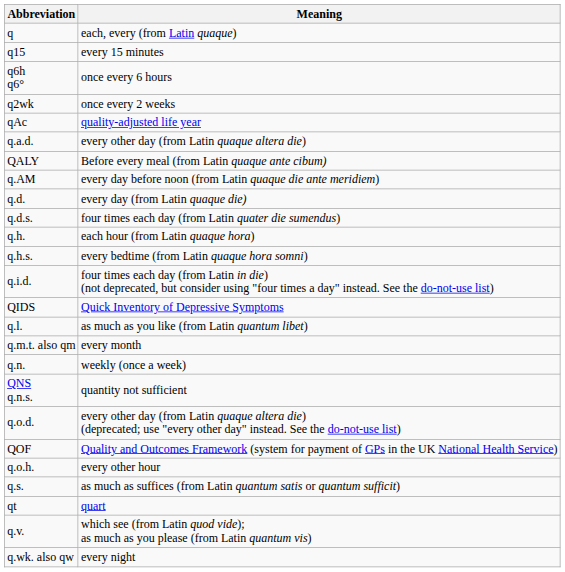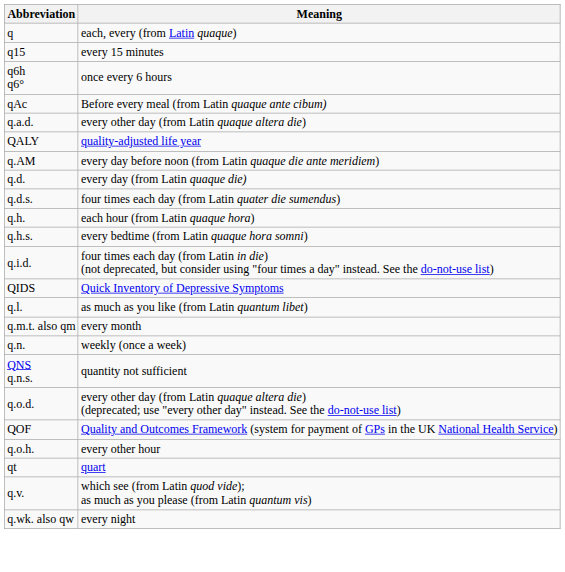- row: (20, 103)
(141, 122) quality-adjusted life year -> (204, 103) Before every meal (from Latin quaque ante cibum)
(204, 160) Before every meal (from Latin quaque ante cibum) -> (141, 141) quality-adjusted life year
- row: (15, 486)
